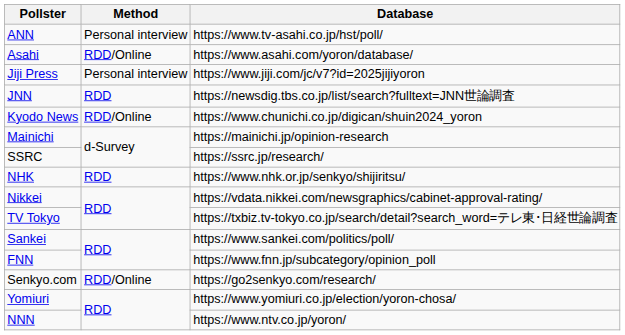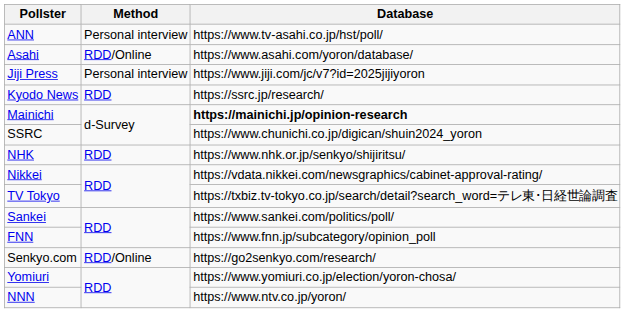- row: (20, 95)
(118, 117) RDD/Online -> (98, 94) RDD
(338, 117) https://www.chunichi.co.jp/digican/shuin2024_yoron -> (259, 94) https://ssrc.jp/research/
(291, 137) normal -> (300, 114) bold
(259, 157) https://ssrc.jp/research/ -> (338, 134) https://www.chunichi.co.jp/digican/shuin2024_yoron
